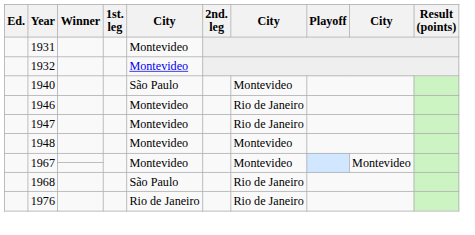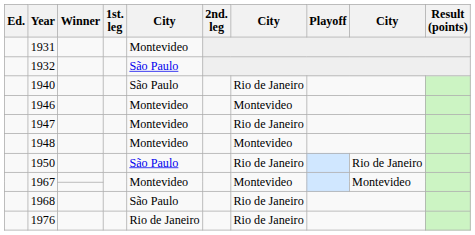(159, 66) Montevideo -> (154, 66) São Paulo
(263, 85) Montevideo -> (269, 85) Rio de Janeiro
(269, 104) Rio de Janeiro -> (263, 104) Montevideo
+ row: (16, 163)
